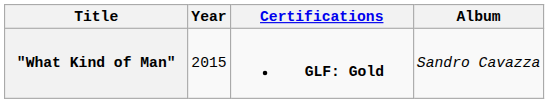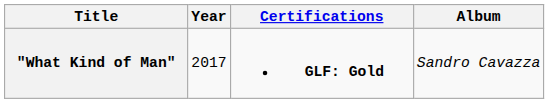(209, 64) 2015 -> (209, 64) 2017
